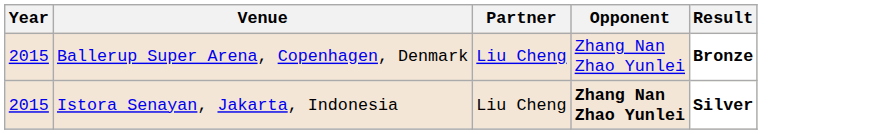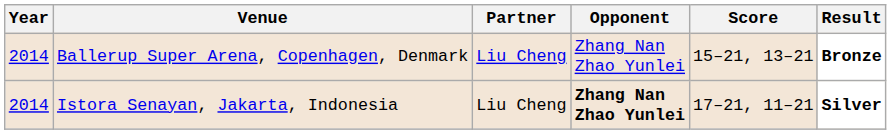+ column: (753, 18)
(29, 57) 2015 -> (29, 57) 2014
(29, 105) 2015 -> (29, 105) 2014
